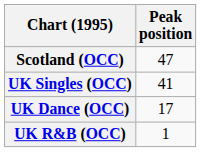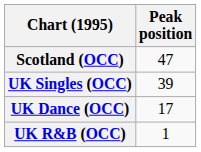(166, 84) 41 -> (166, 84) 39
